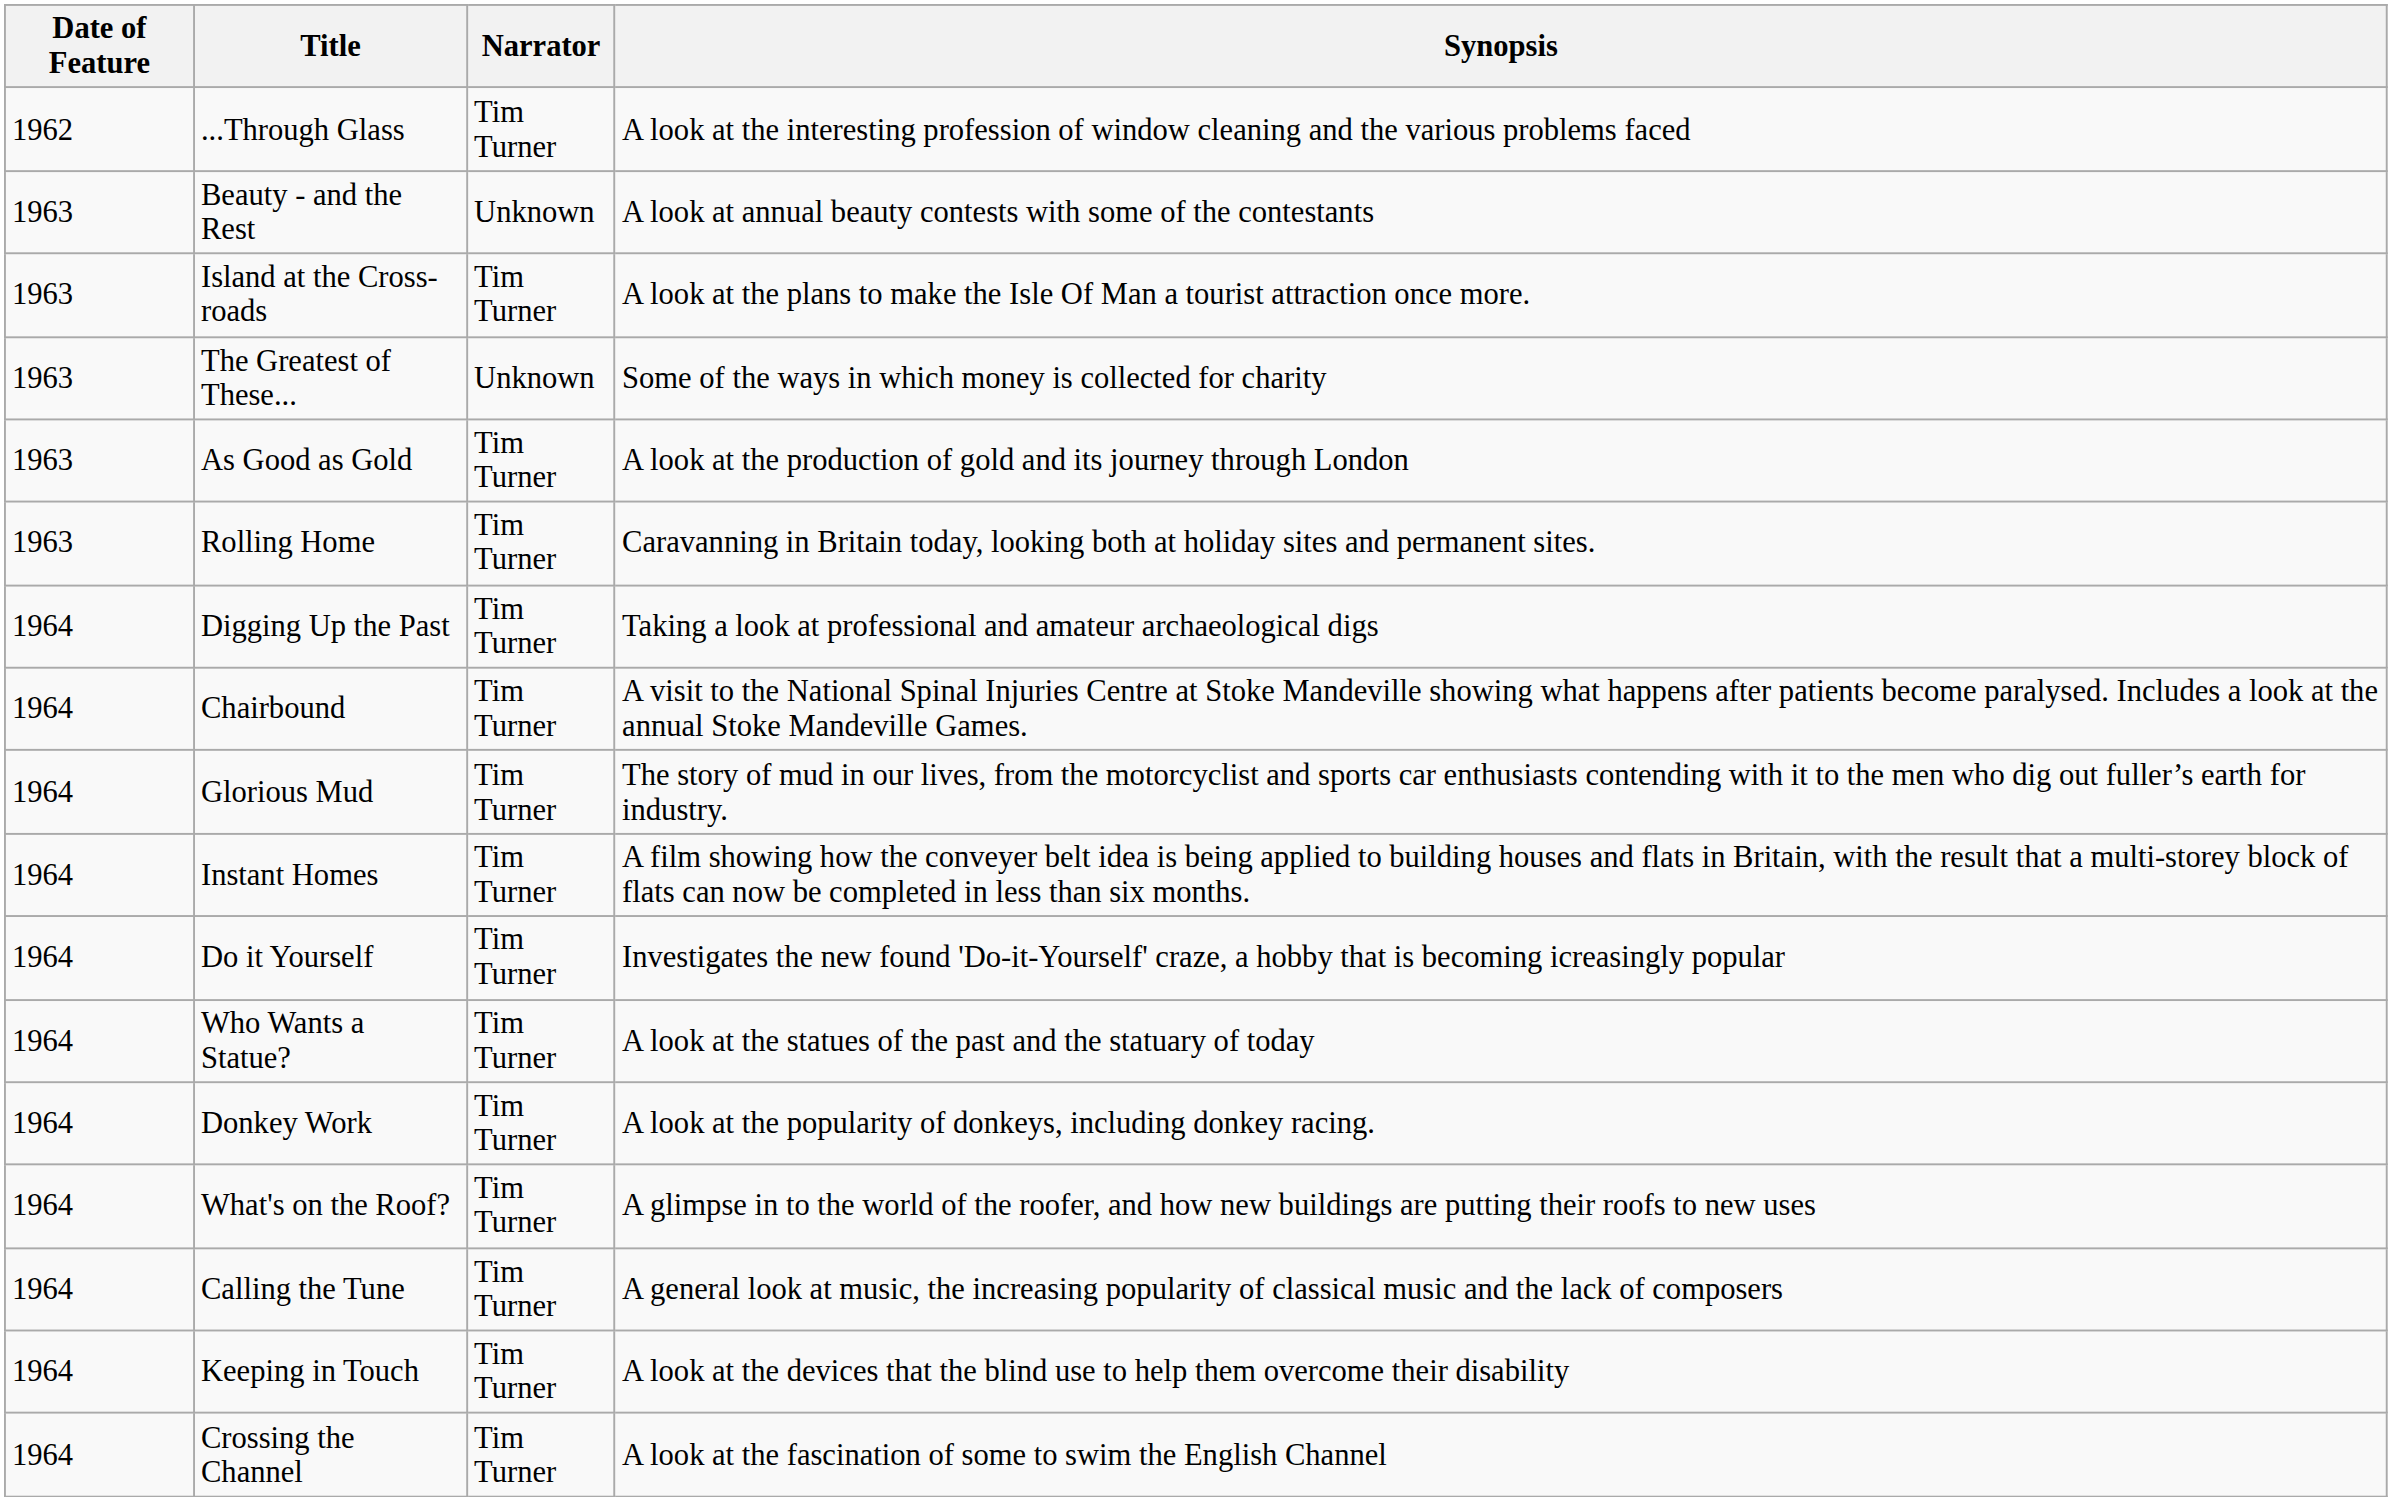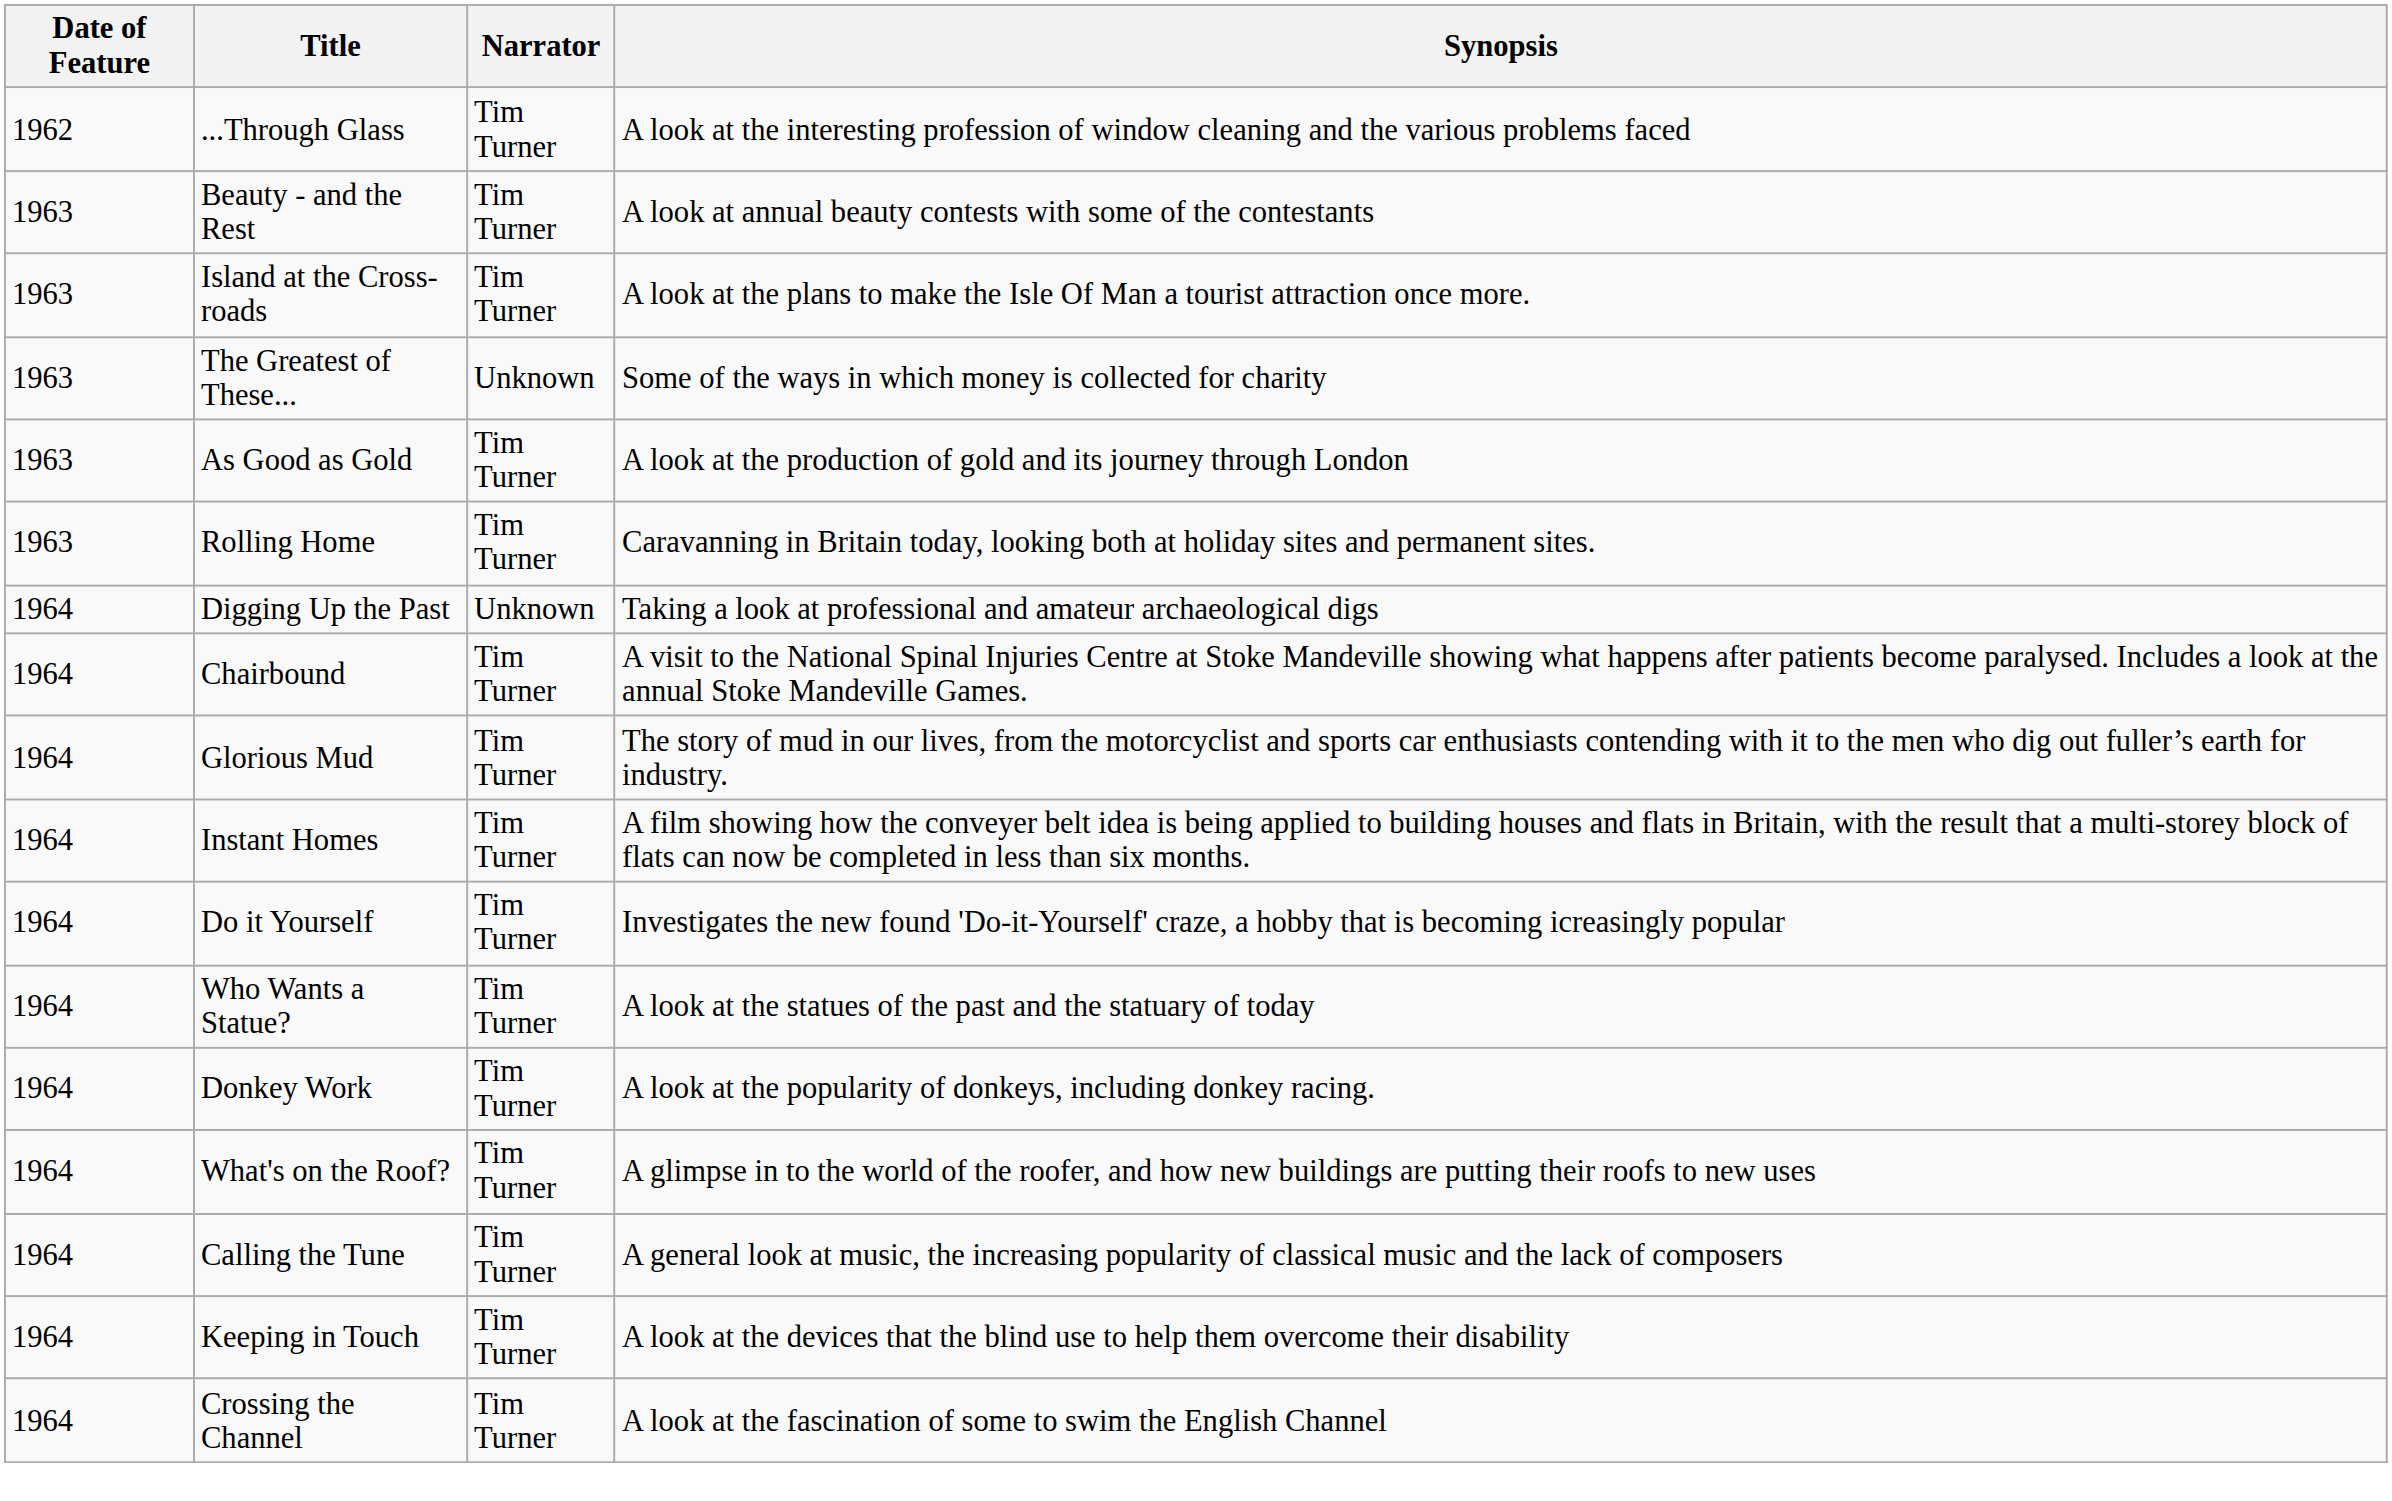(534, 211) Unknown -> (515, 211) Tim Turner
(515, 625) Tim Turner -> (534, 608) Unknown
